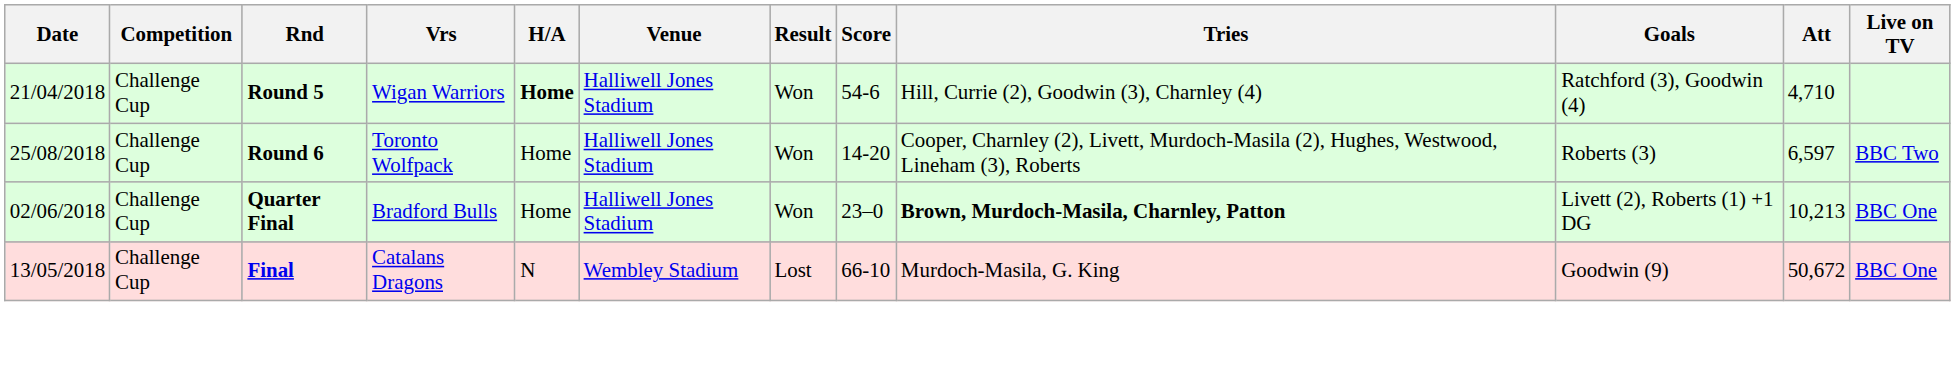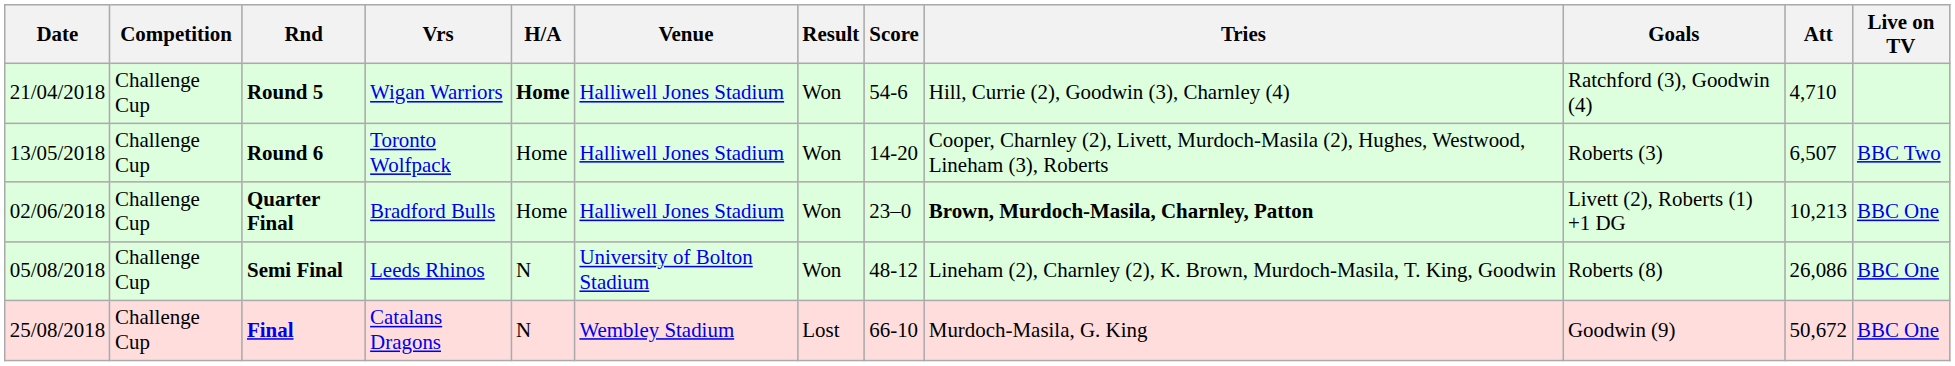(57, 152) 25/08/2018 -> (57, 152) 13/05/2018
(1811, 152) 6,597 -> (1813, 152) 6,507
+ row: (295, 270)
(57, 270) 13/05/2018 -> (57, 329) 25/08/2018
